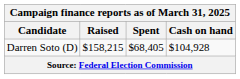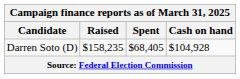(103, 47) $158,215 -> (103, 47) $158,235
